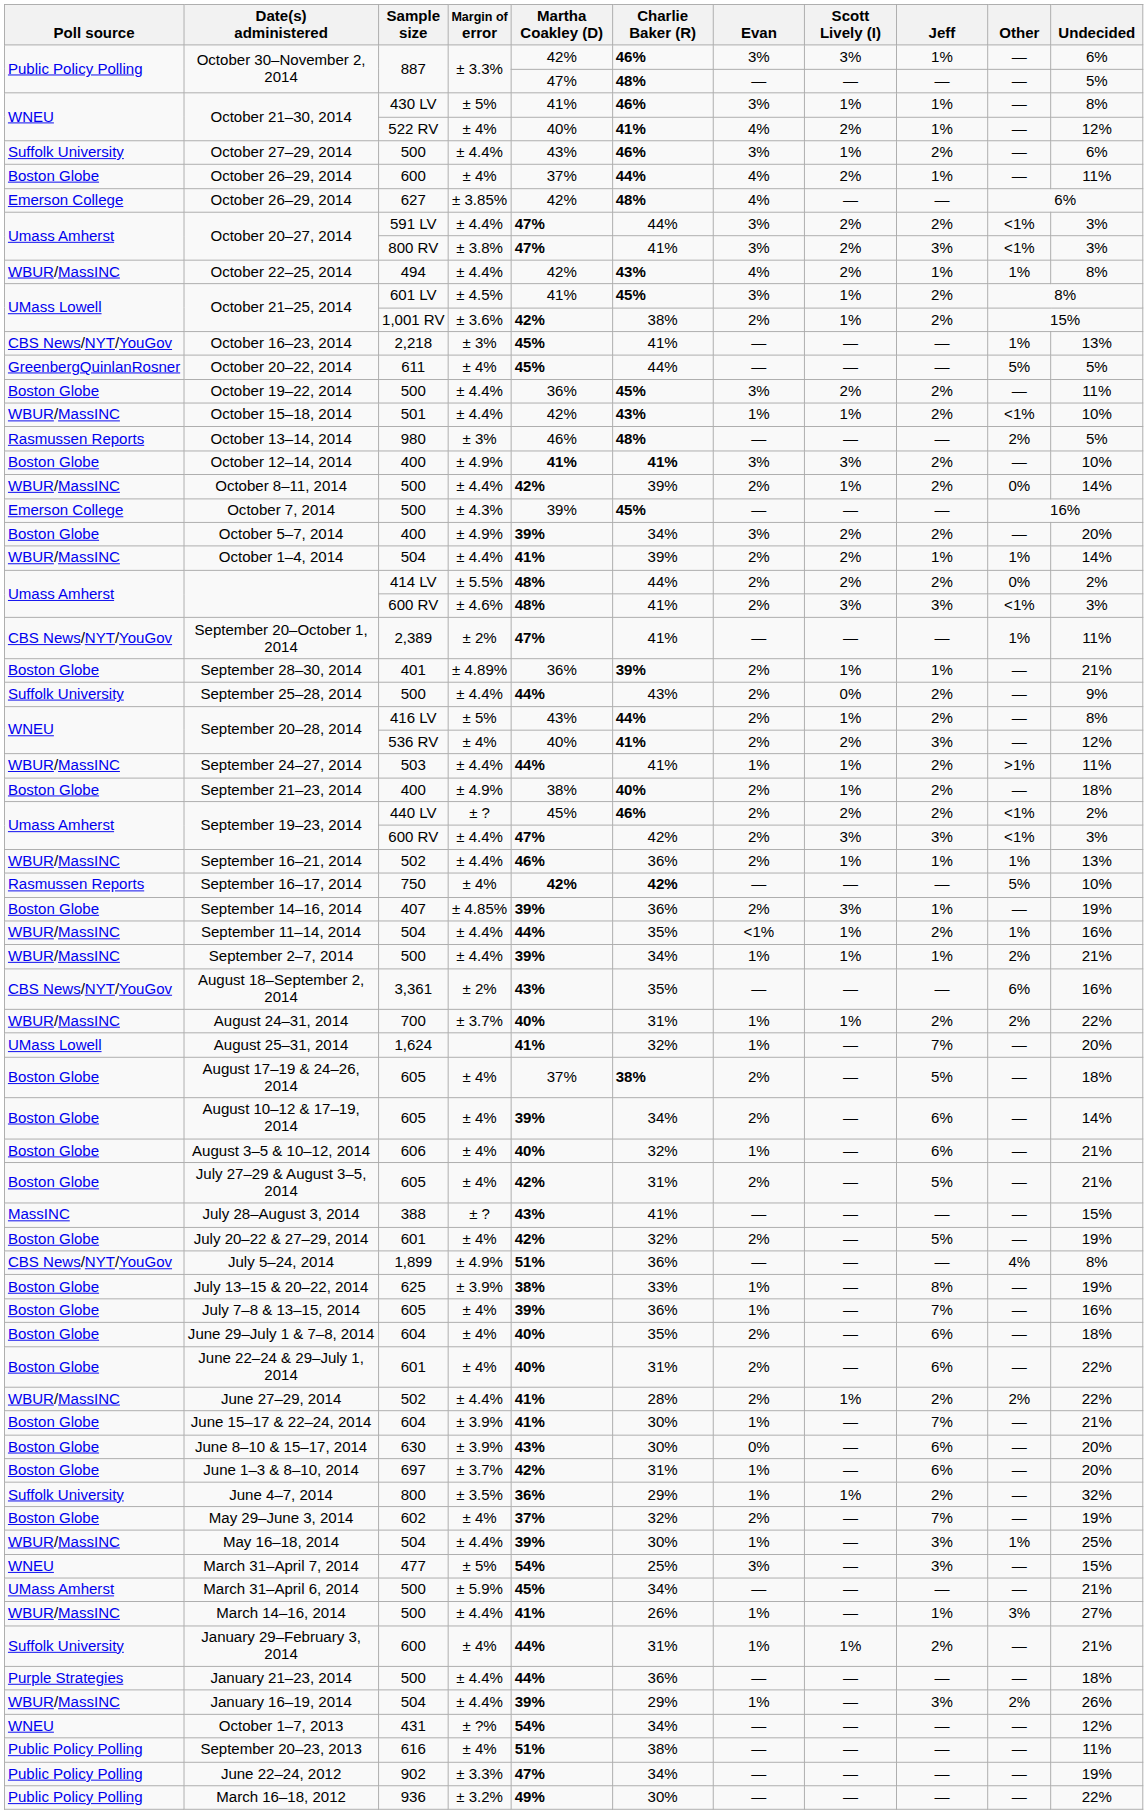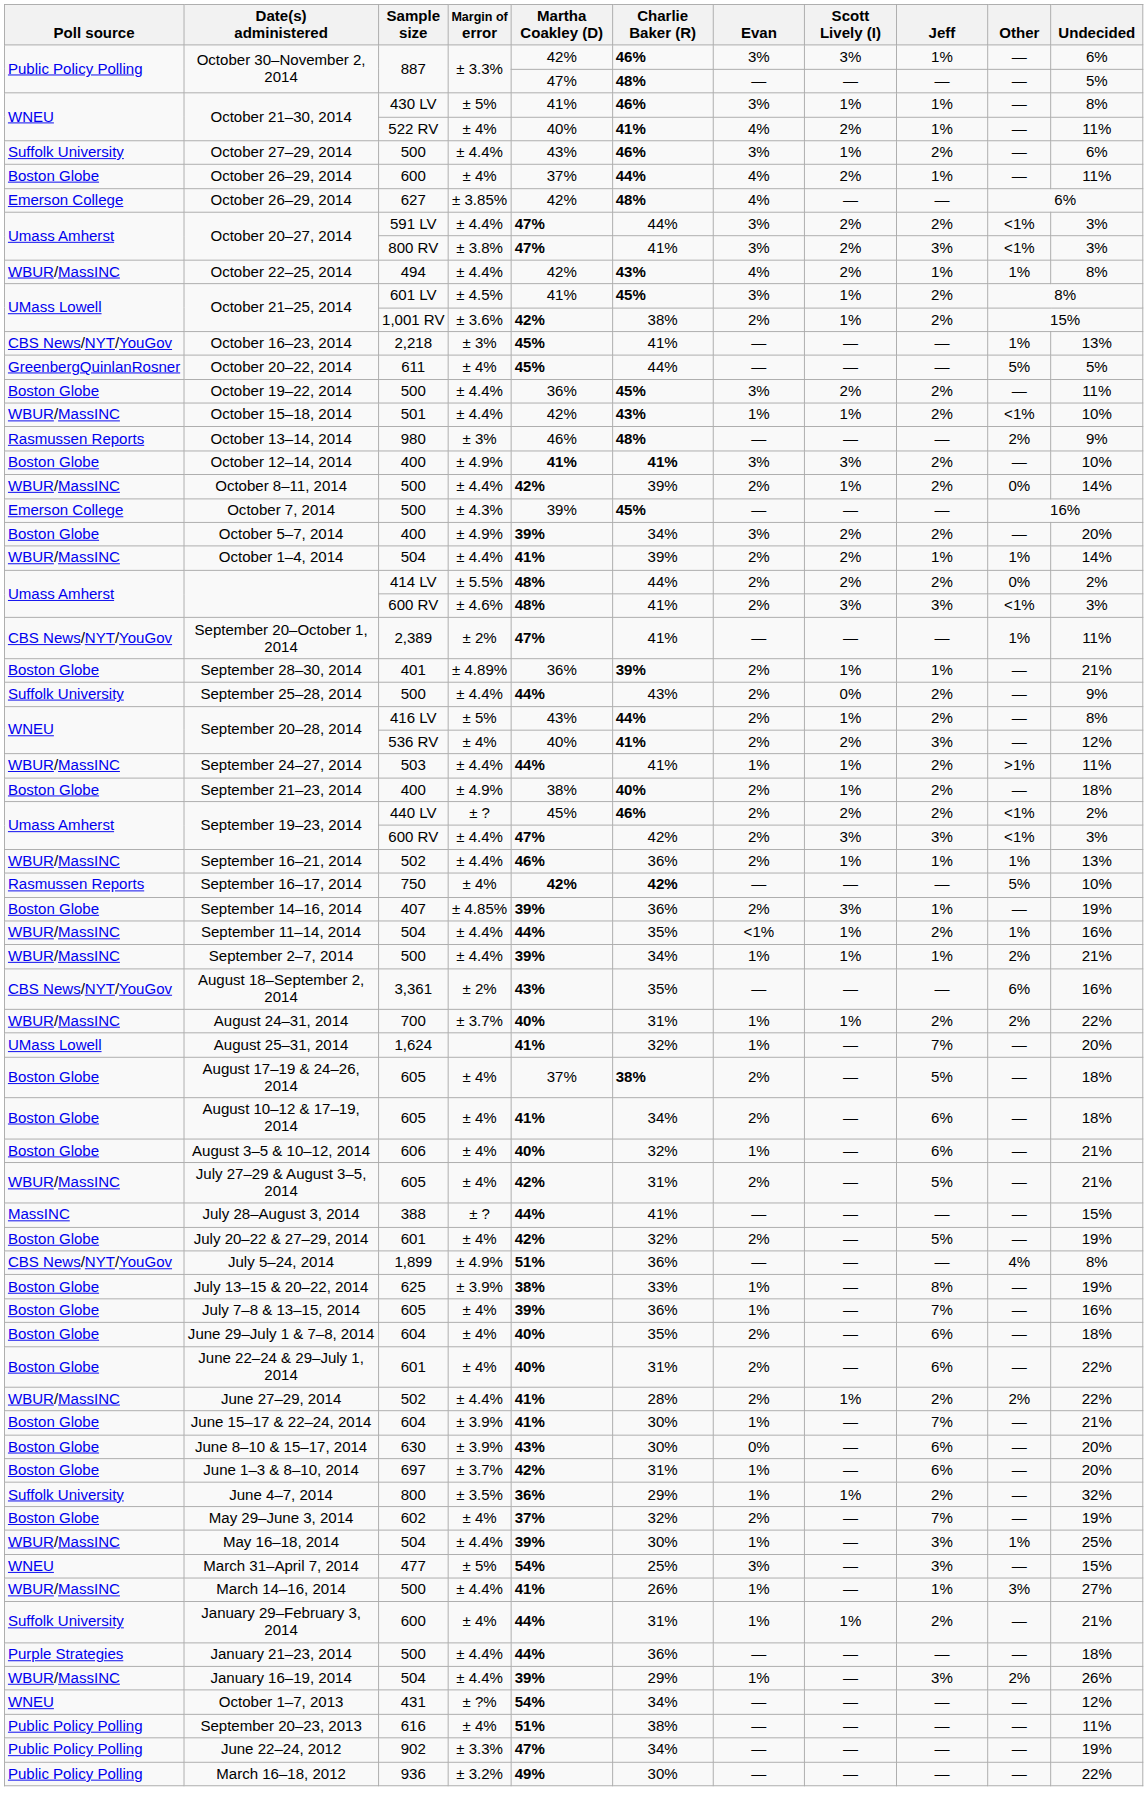(1097, 128) 12% -> (1097, 128) 11%
(1097, 438) 5% -> (1097, 438) 9%
(530, 1118) 39% -> (530, 1118) 41%
(1097, 1118) 14% -> (1097, 1118) 18%
(54, 1182) Boston Globe -> (64, 1182) WBUR/MassINC
(530, 1215) 43% -> (530, 1215) 44%
- row: (281, 1589)
